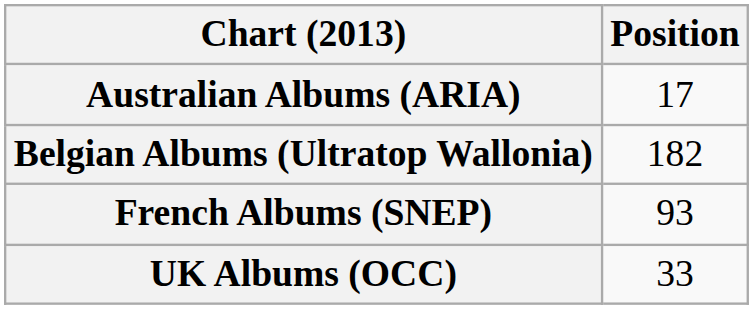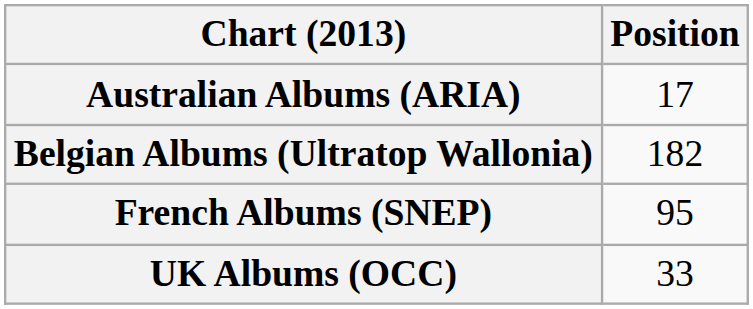(675, 213) 93 -> (675, 213) 95
